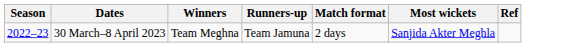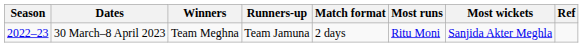+ column: (417, 13)
